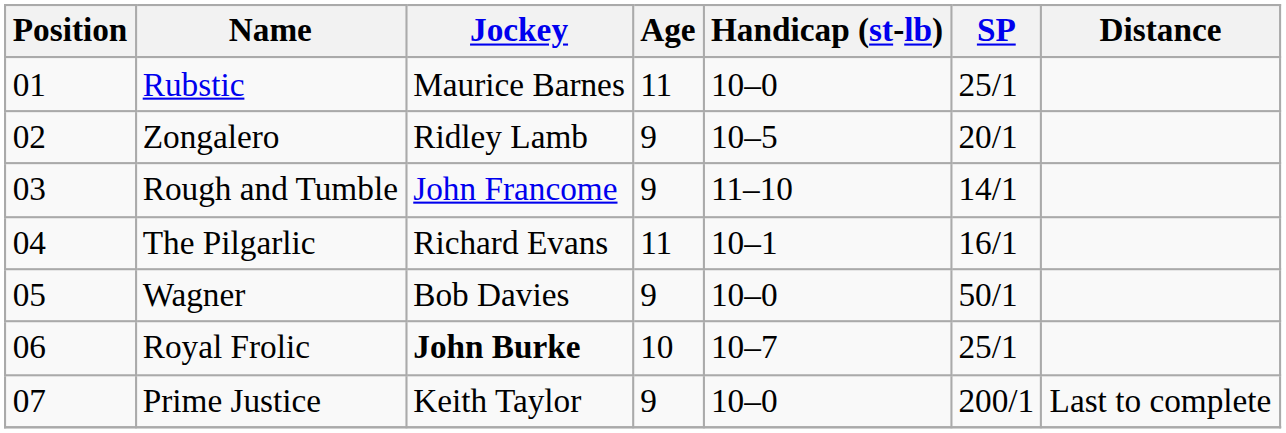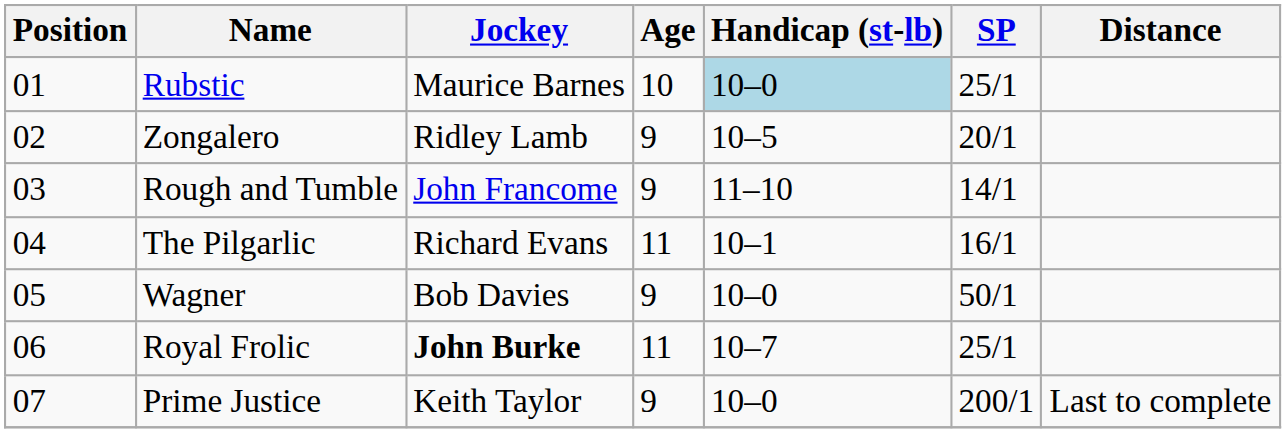(656, 83) 11 -> (657, 83) 10
(744, 83) no background -> (744, 83) lightblue background
(657, 347) 10 -> (656, 347) 11
